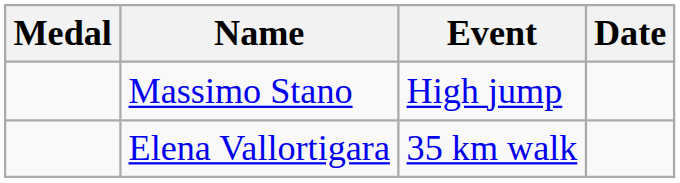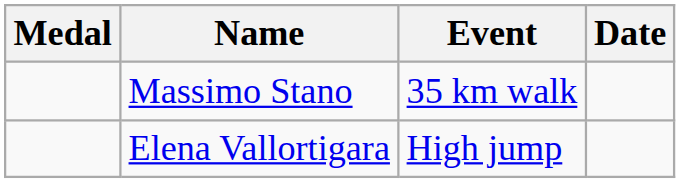(484, 90) High jump -> (492, 90) 35 km walk
(492, 147) 35 km walk -> (484, 147) High jump
